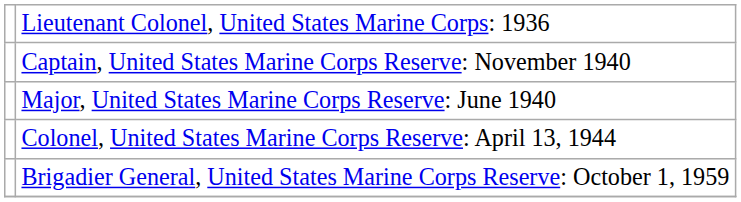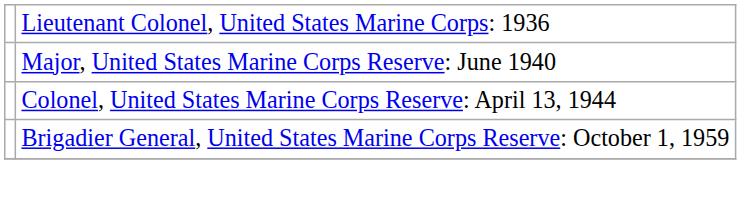- row: (326, 61)
